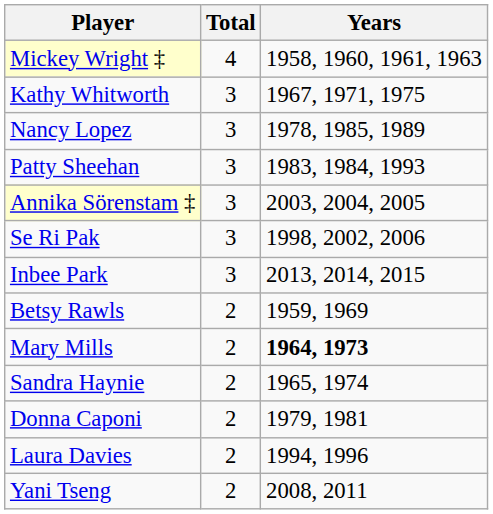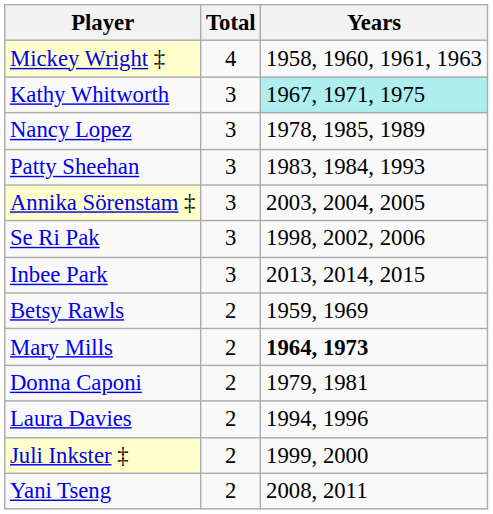(346, 94) no background -> (346, 94) paleturquoise background
- row: (77, 382)
+ row: (69, 454)
